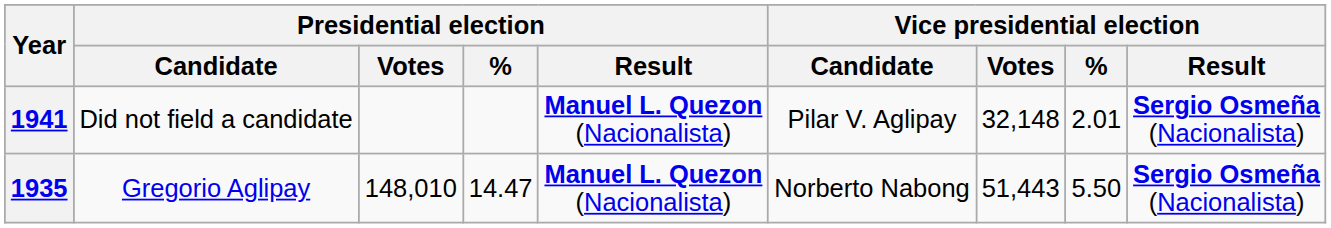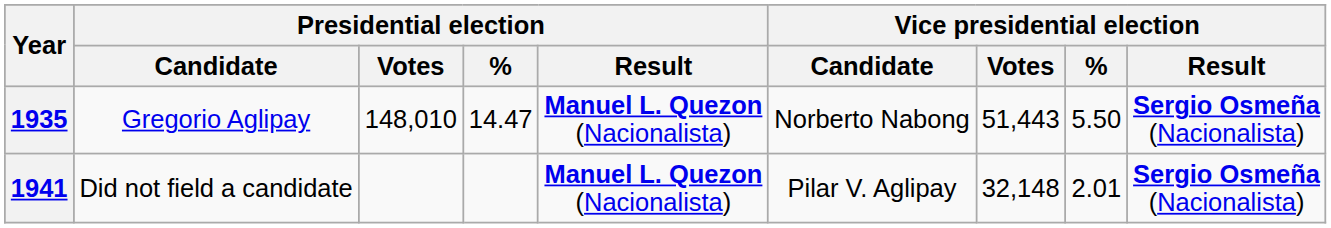rows swapped: (39, 189) <-> (39, 120)
